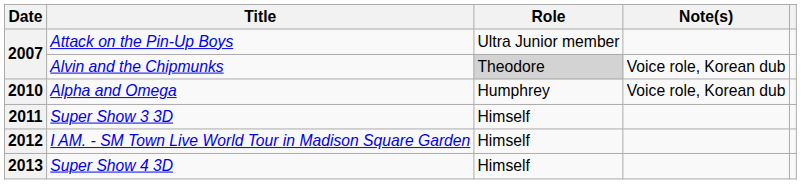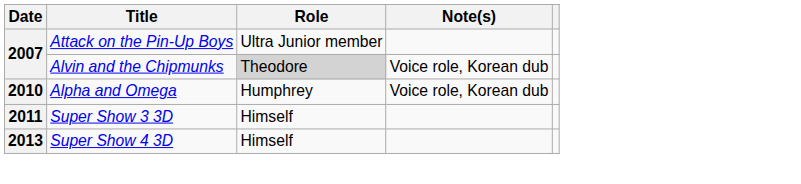- row: (260, 141)
